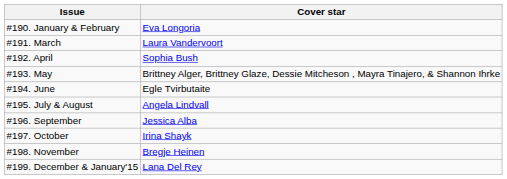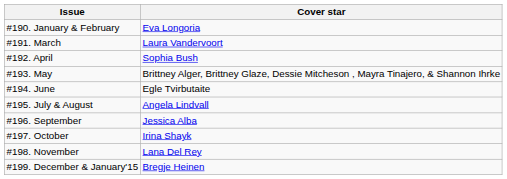(174, 151) Bregje Heinen -> (172, 151) Lana Del Rey
(172, 167) Lana Del Rey -> (174, 167) Bregje Heinen
